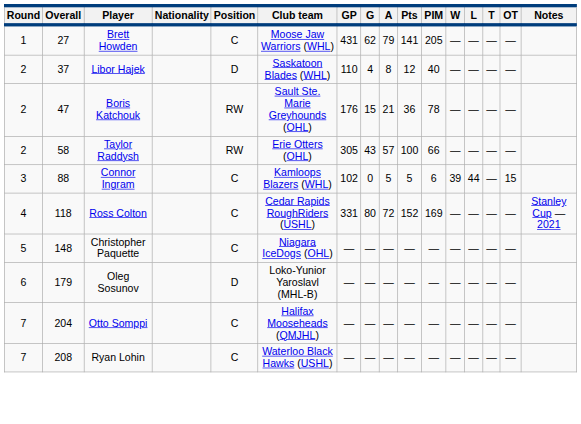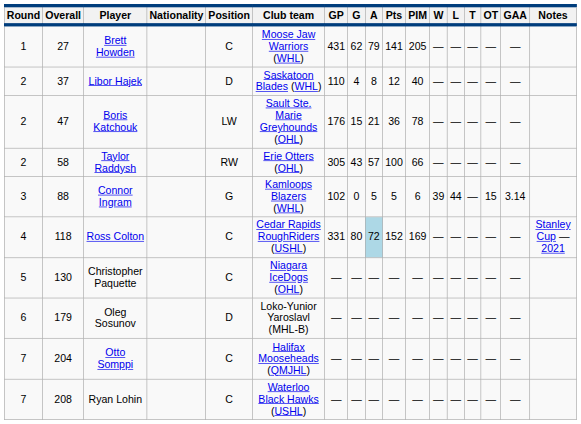+ column: (515, 15)
(234, 109) RW -> (229, 121) LW
(234, 179) C -> (229, 196) G
(388, 213) no background -> (374, 237) lightblue background
(63, 248) 148 -> (63, 277) 130
